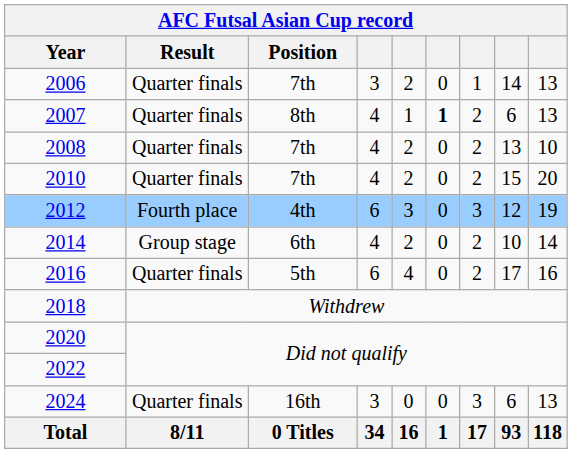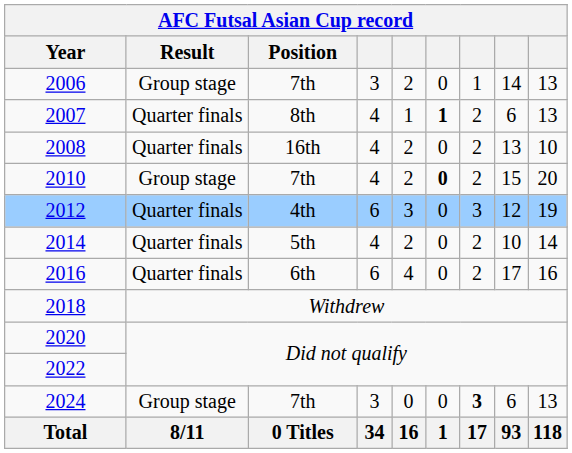(187, 83) Quarter finals -> (187, 83) Group stage
(303, 147) 7th -> (303, 147) 16th
(187, 178) Quarter finals -> (187, 178) Group stage
(443, 178) normal -> (443, 178) bold
(187, 210) Fourth place -> (187, 210) Quarter finals
(187, 242) Group stage -> (187, 242) Quarter finals
(303, 242) 6th -> (303, 242) 5th
(303, 274) 5th -> (303, 274) 6th
(187, 400) Quarter finals -> (187, 400) Group stage
(303, 400) 16th -> (303, 400) 7th
(477, 400) normal -> (477, 400) bold
